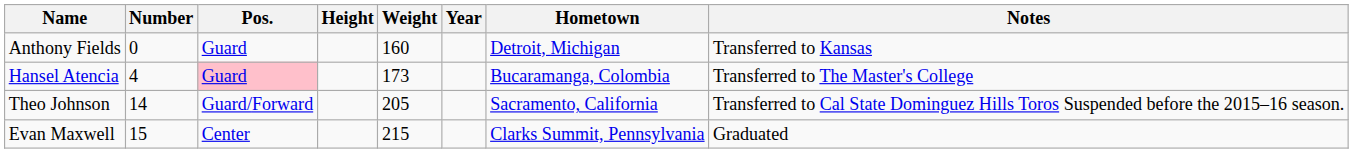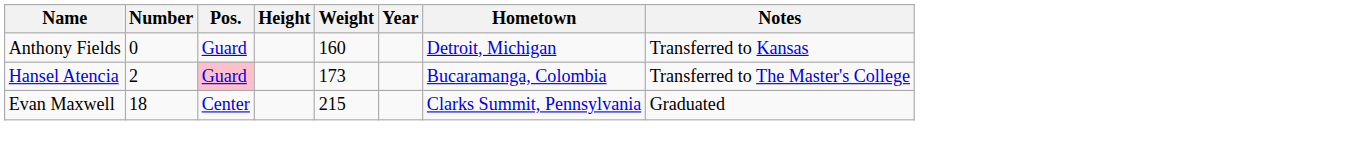(134, 76) 4 -> (134, 76) 2
- row: (59, 104)
(138, 133) 15 -> (138, 104) 18
